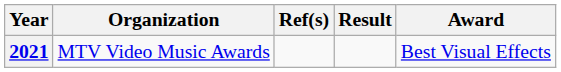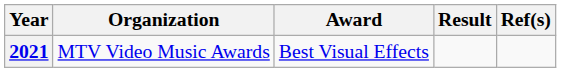columns swapped: (476, 20) <-> (304, 20)
